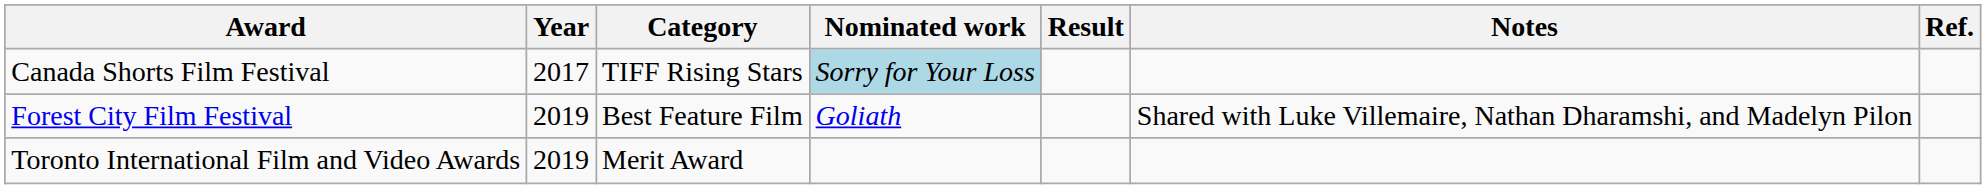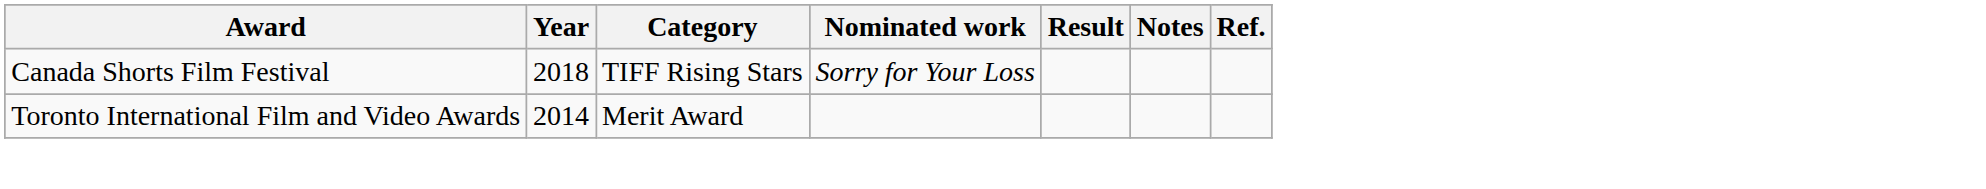(561, 71) 2017 -> (561, 71) 2018
(925, 71) lightblue background -> (925, 71) no background
- row: (152, 115)
(561, 159) 2019 -> (561, 115) 2014
